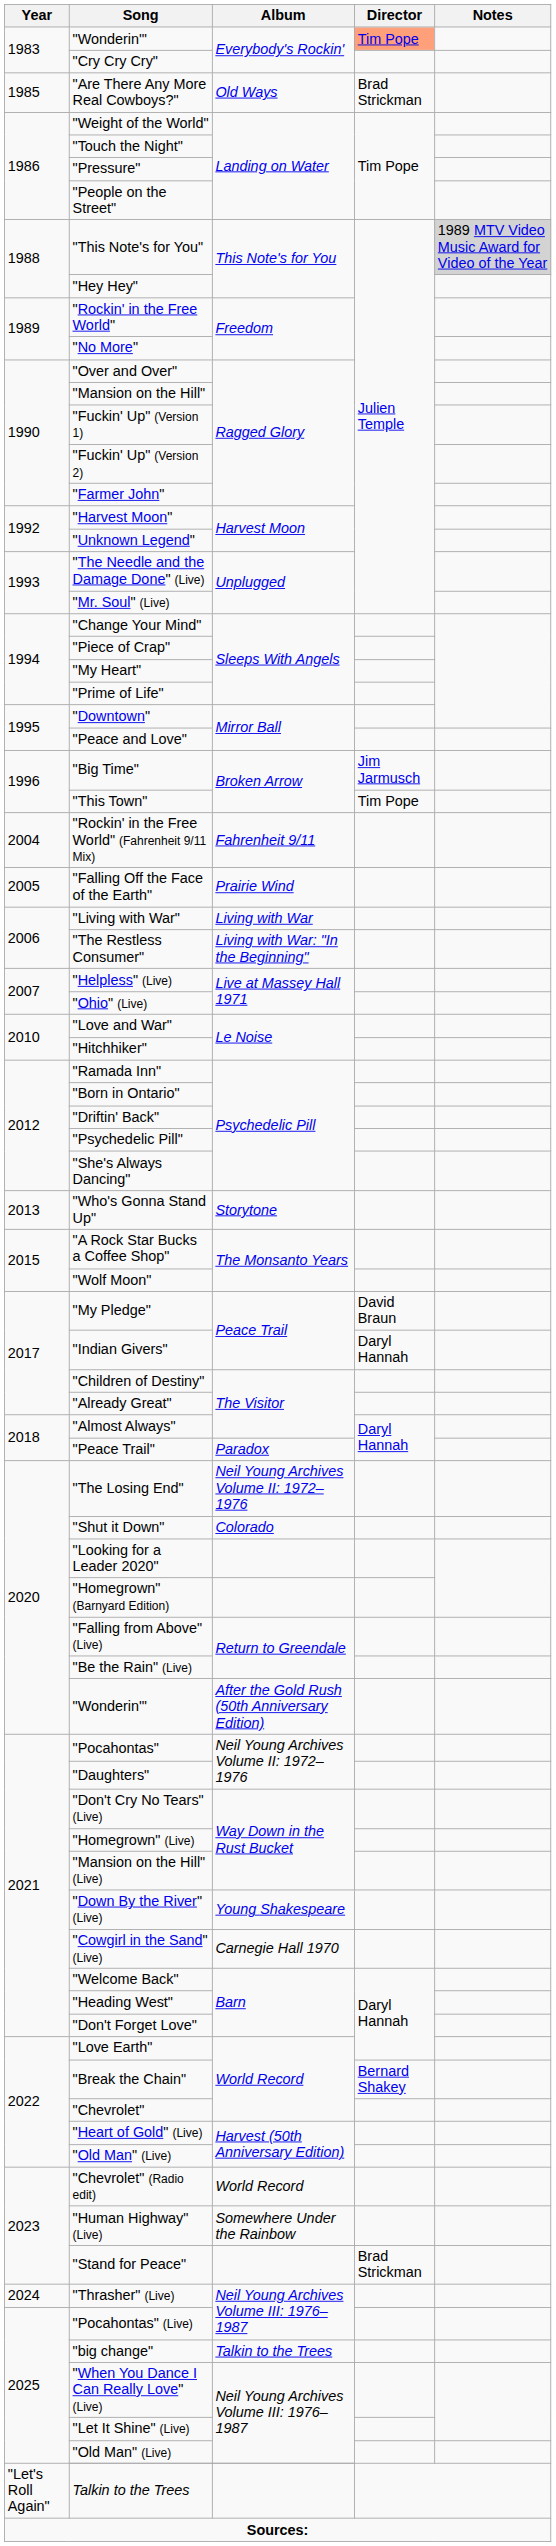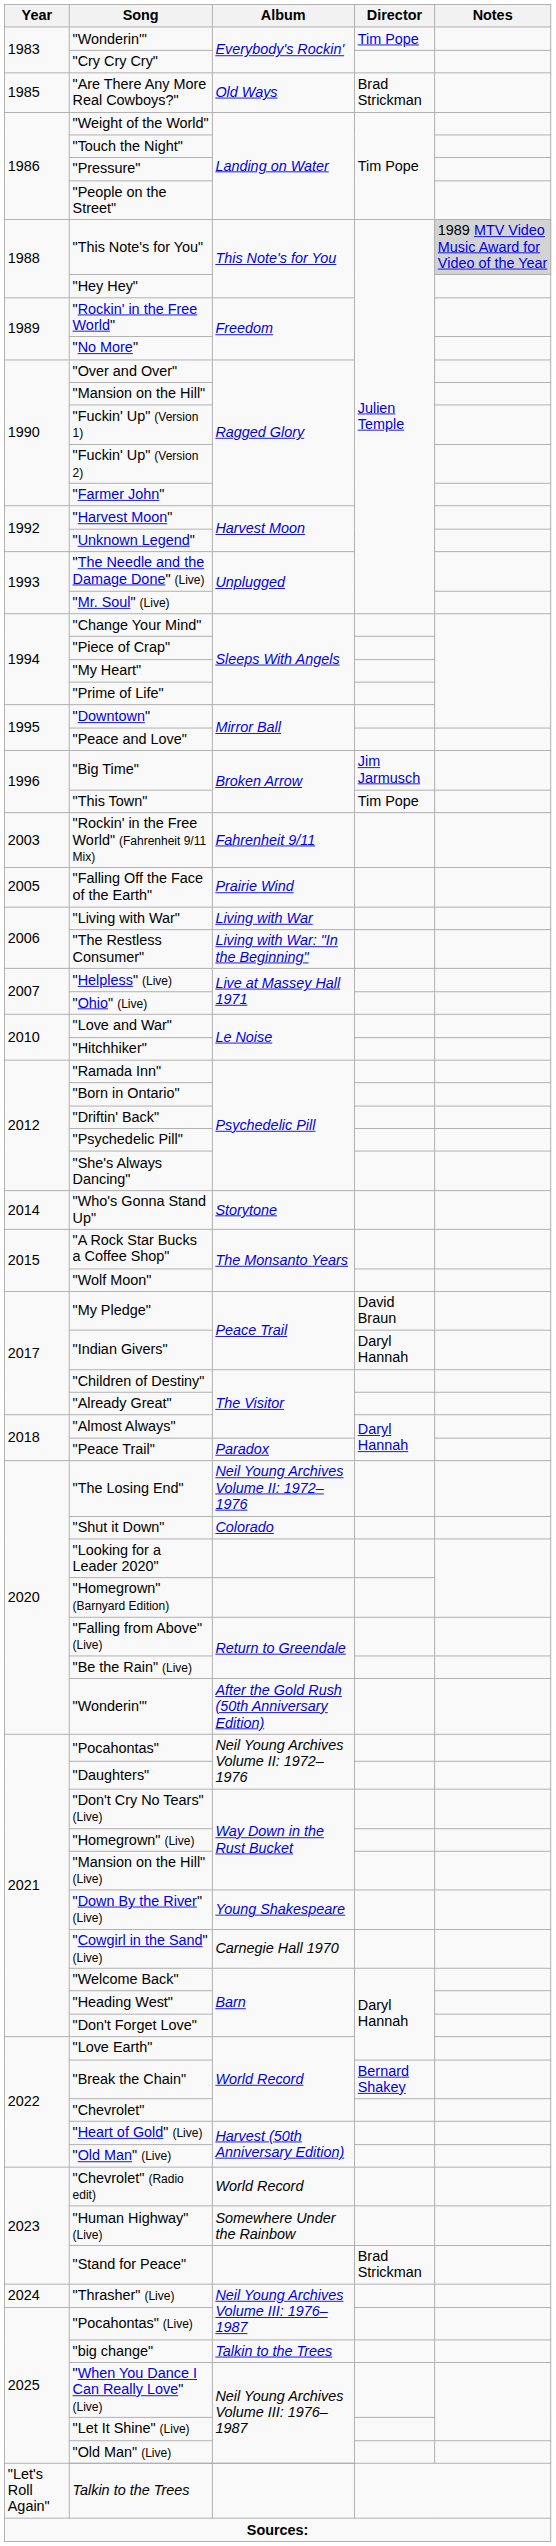(388, 38) lightsalmon background -> (388, 38) no background
(24, 840) 2004 -> (24, 840) 2003
(24, 1209) 2013 -> (24, 1209) 2014
